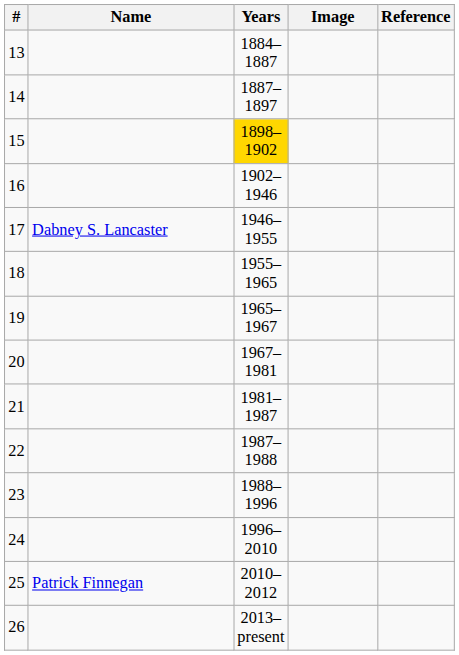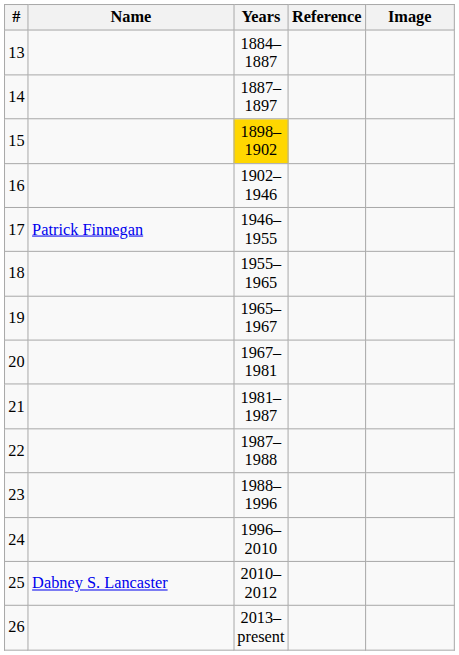columns swapped: (416, 17) <-> (333, 17)
(100, 229) Dabney S. Lancaster -> (88, 229) Patrick Finnegan
(88, 583) Patrick Finnegan -> (100, 583) Dabney S. Lancaster
